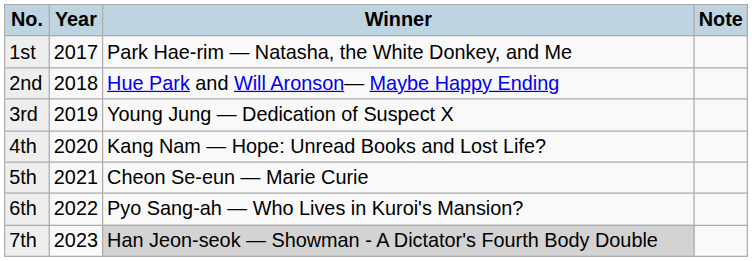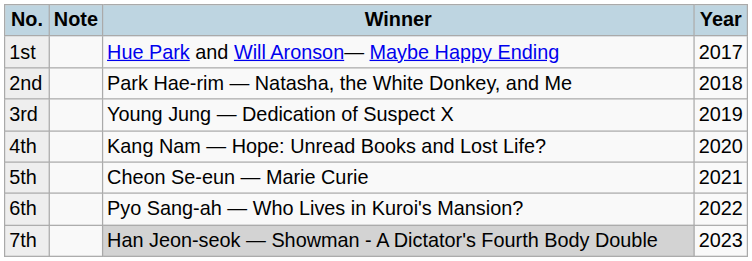columns swapped: (76, 20) <-> (721, 20)
(340, 51) Park Hae-rim — Natasha, the White Donkey, and Me -> (333, 51) Hue Park and Will Aronson— Maybe Happy Ending
(333, 83) Hue Park and Will Aronson— Maybe Happy Ending -> (340, 83) Park Hae-rim — Natasha, the White Donkey, and Me
